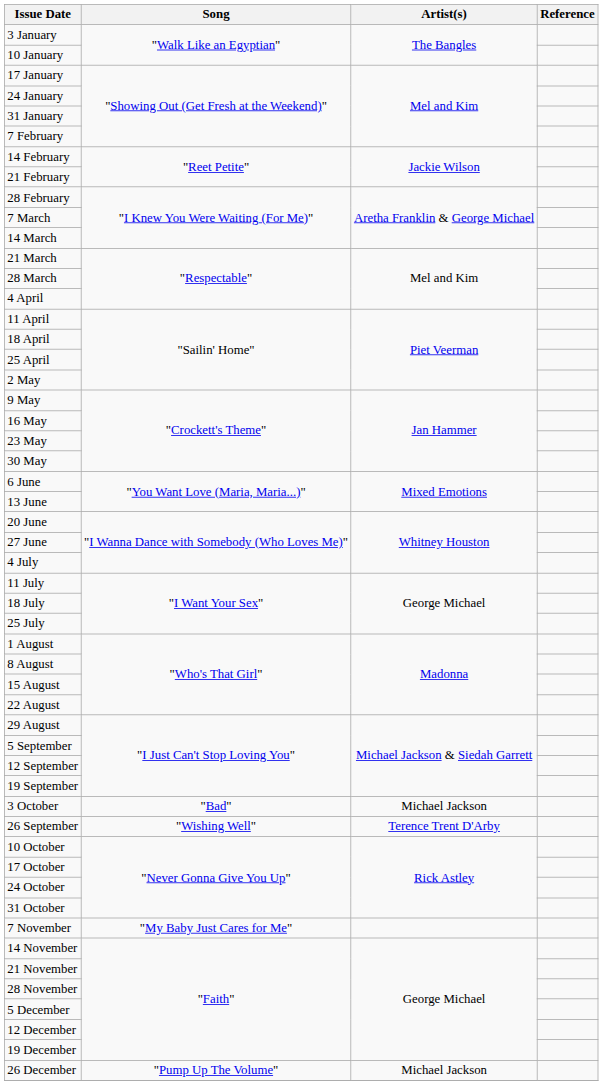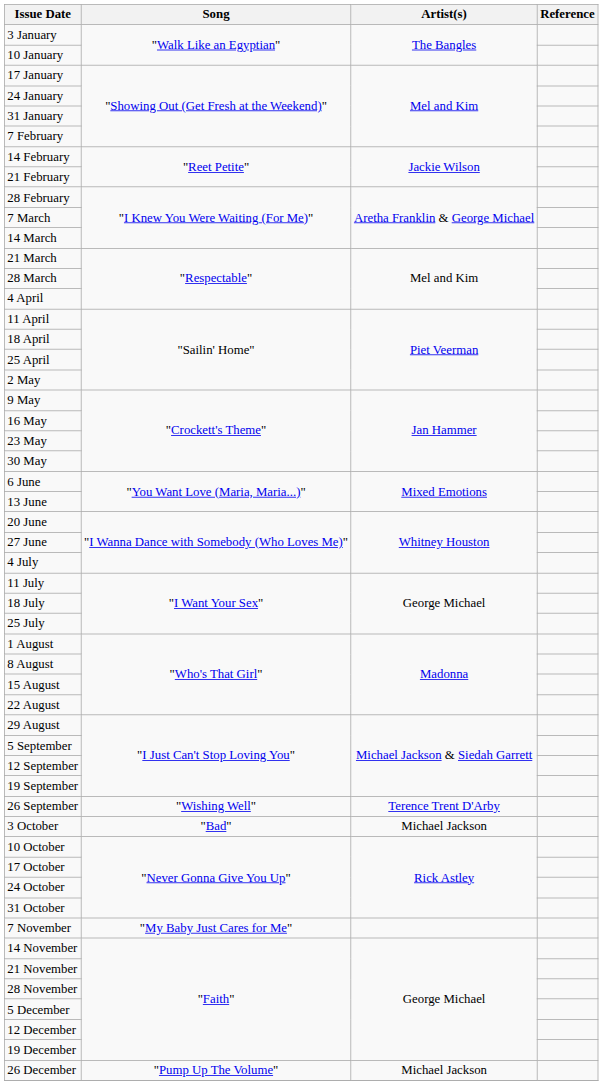rows swapped: (43, 826) <-> (33, 806)
